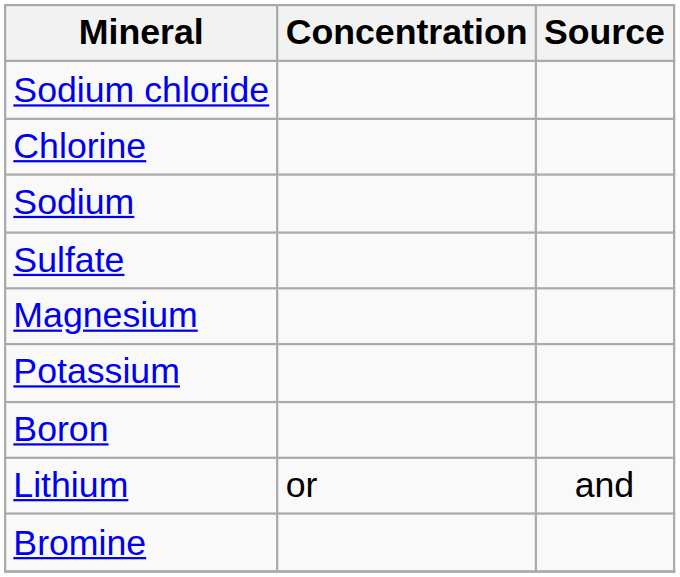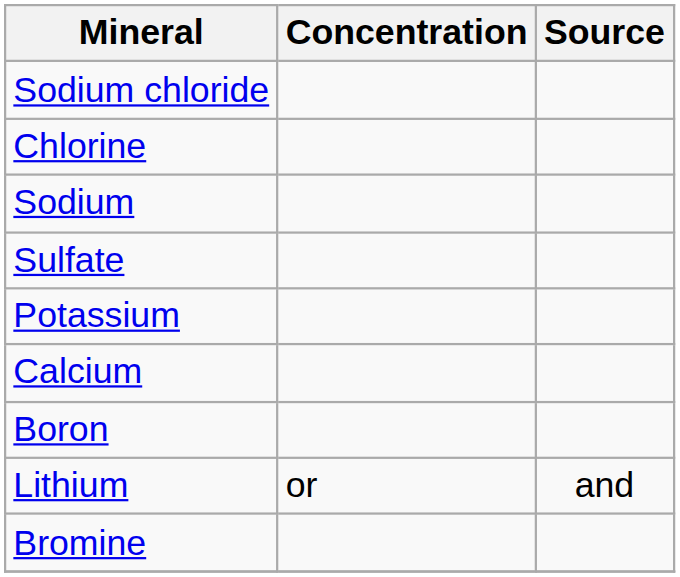- row: (106, 315)
+ row: (78, 372)
